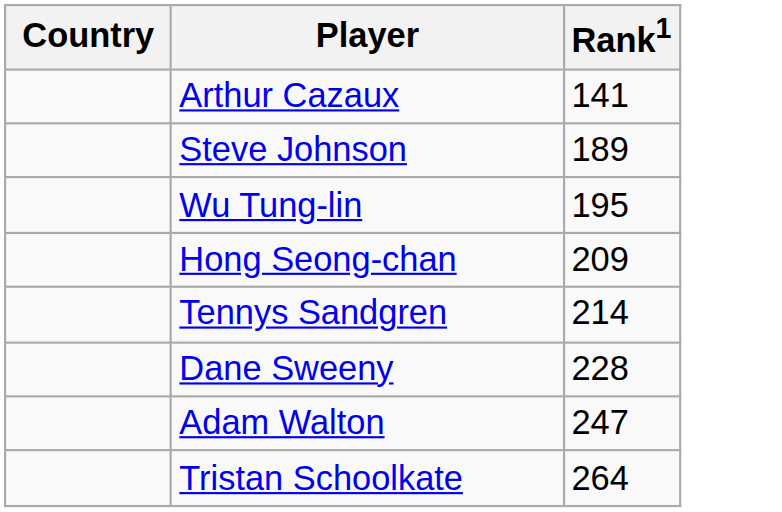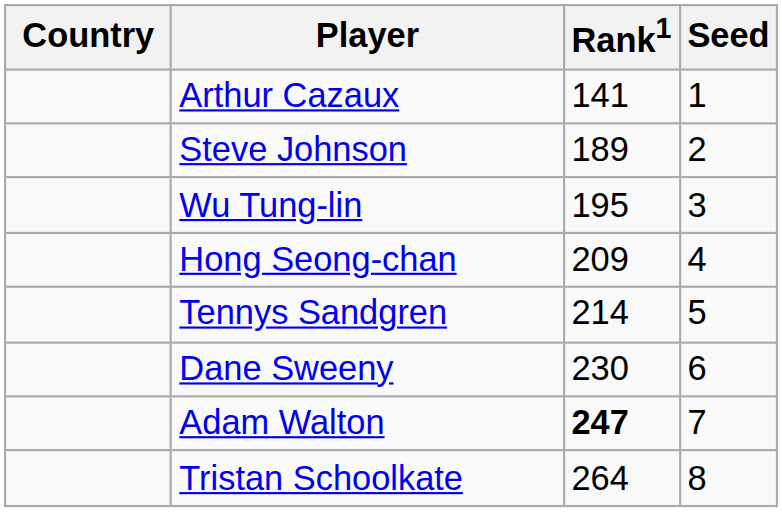+ column: (729, 36)
(600, 368) 228 -> (600, 368) 230
(600, 422) normal -> (600, 422) bold
